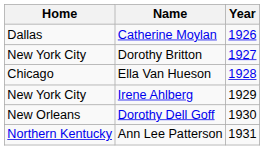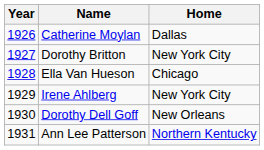columns swapped: (242, 14) <-> (60, 14)
